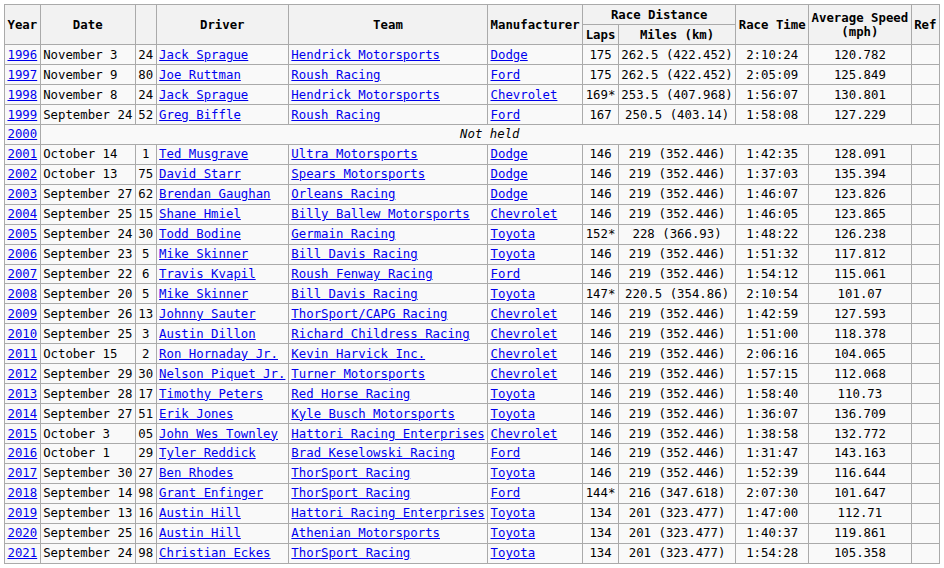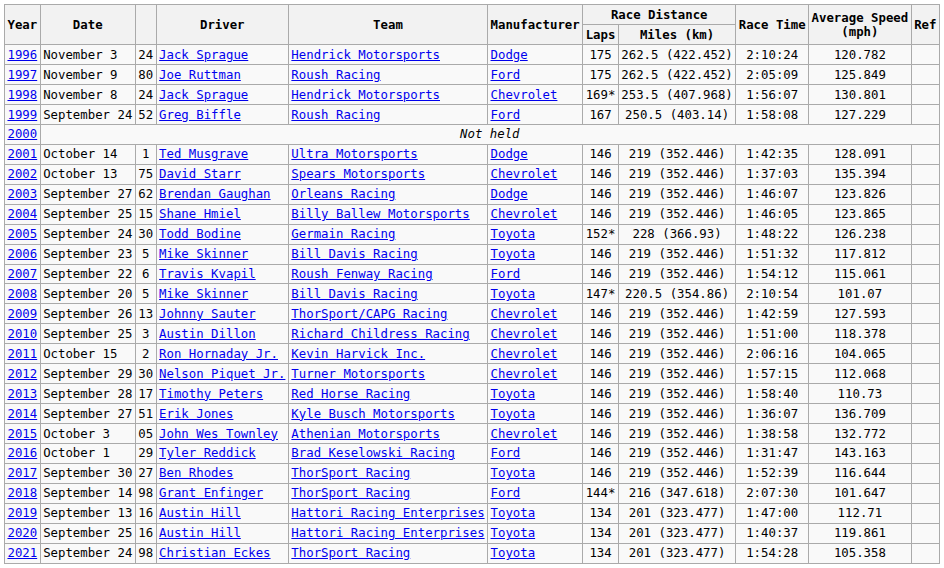(509, 174) Dodge -> (524, 174) Chevrolet
(388, 434) Hattori Racing Enterprises -> (366, 434) Athenian Motorsports
(366, 533) Athenian Motorsports -> (388, 533) Hattori Racing Enterprises
